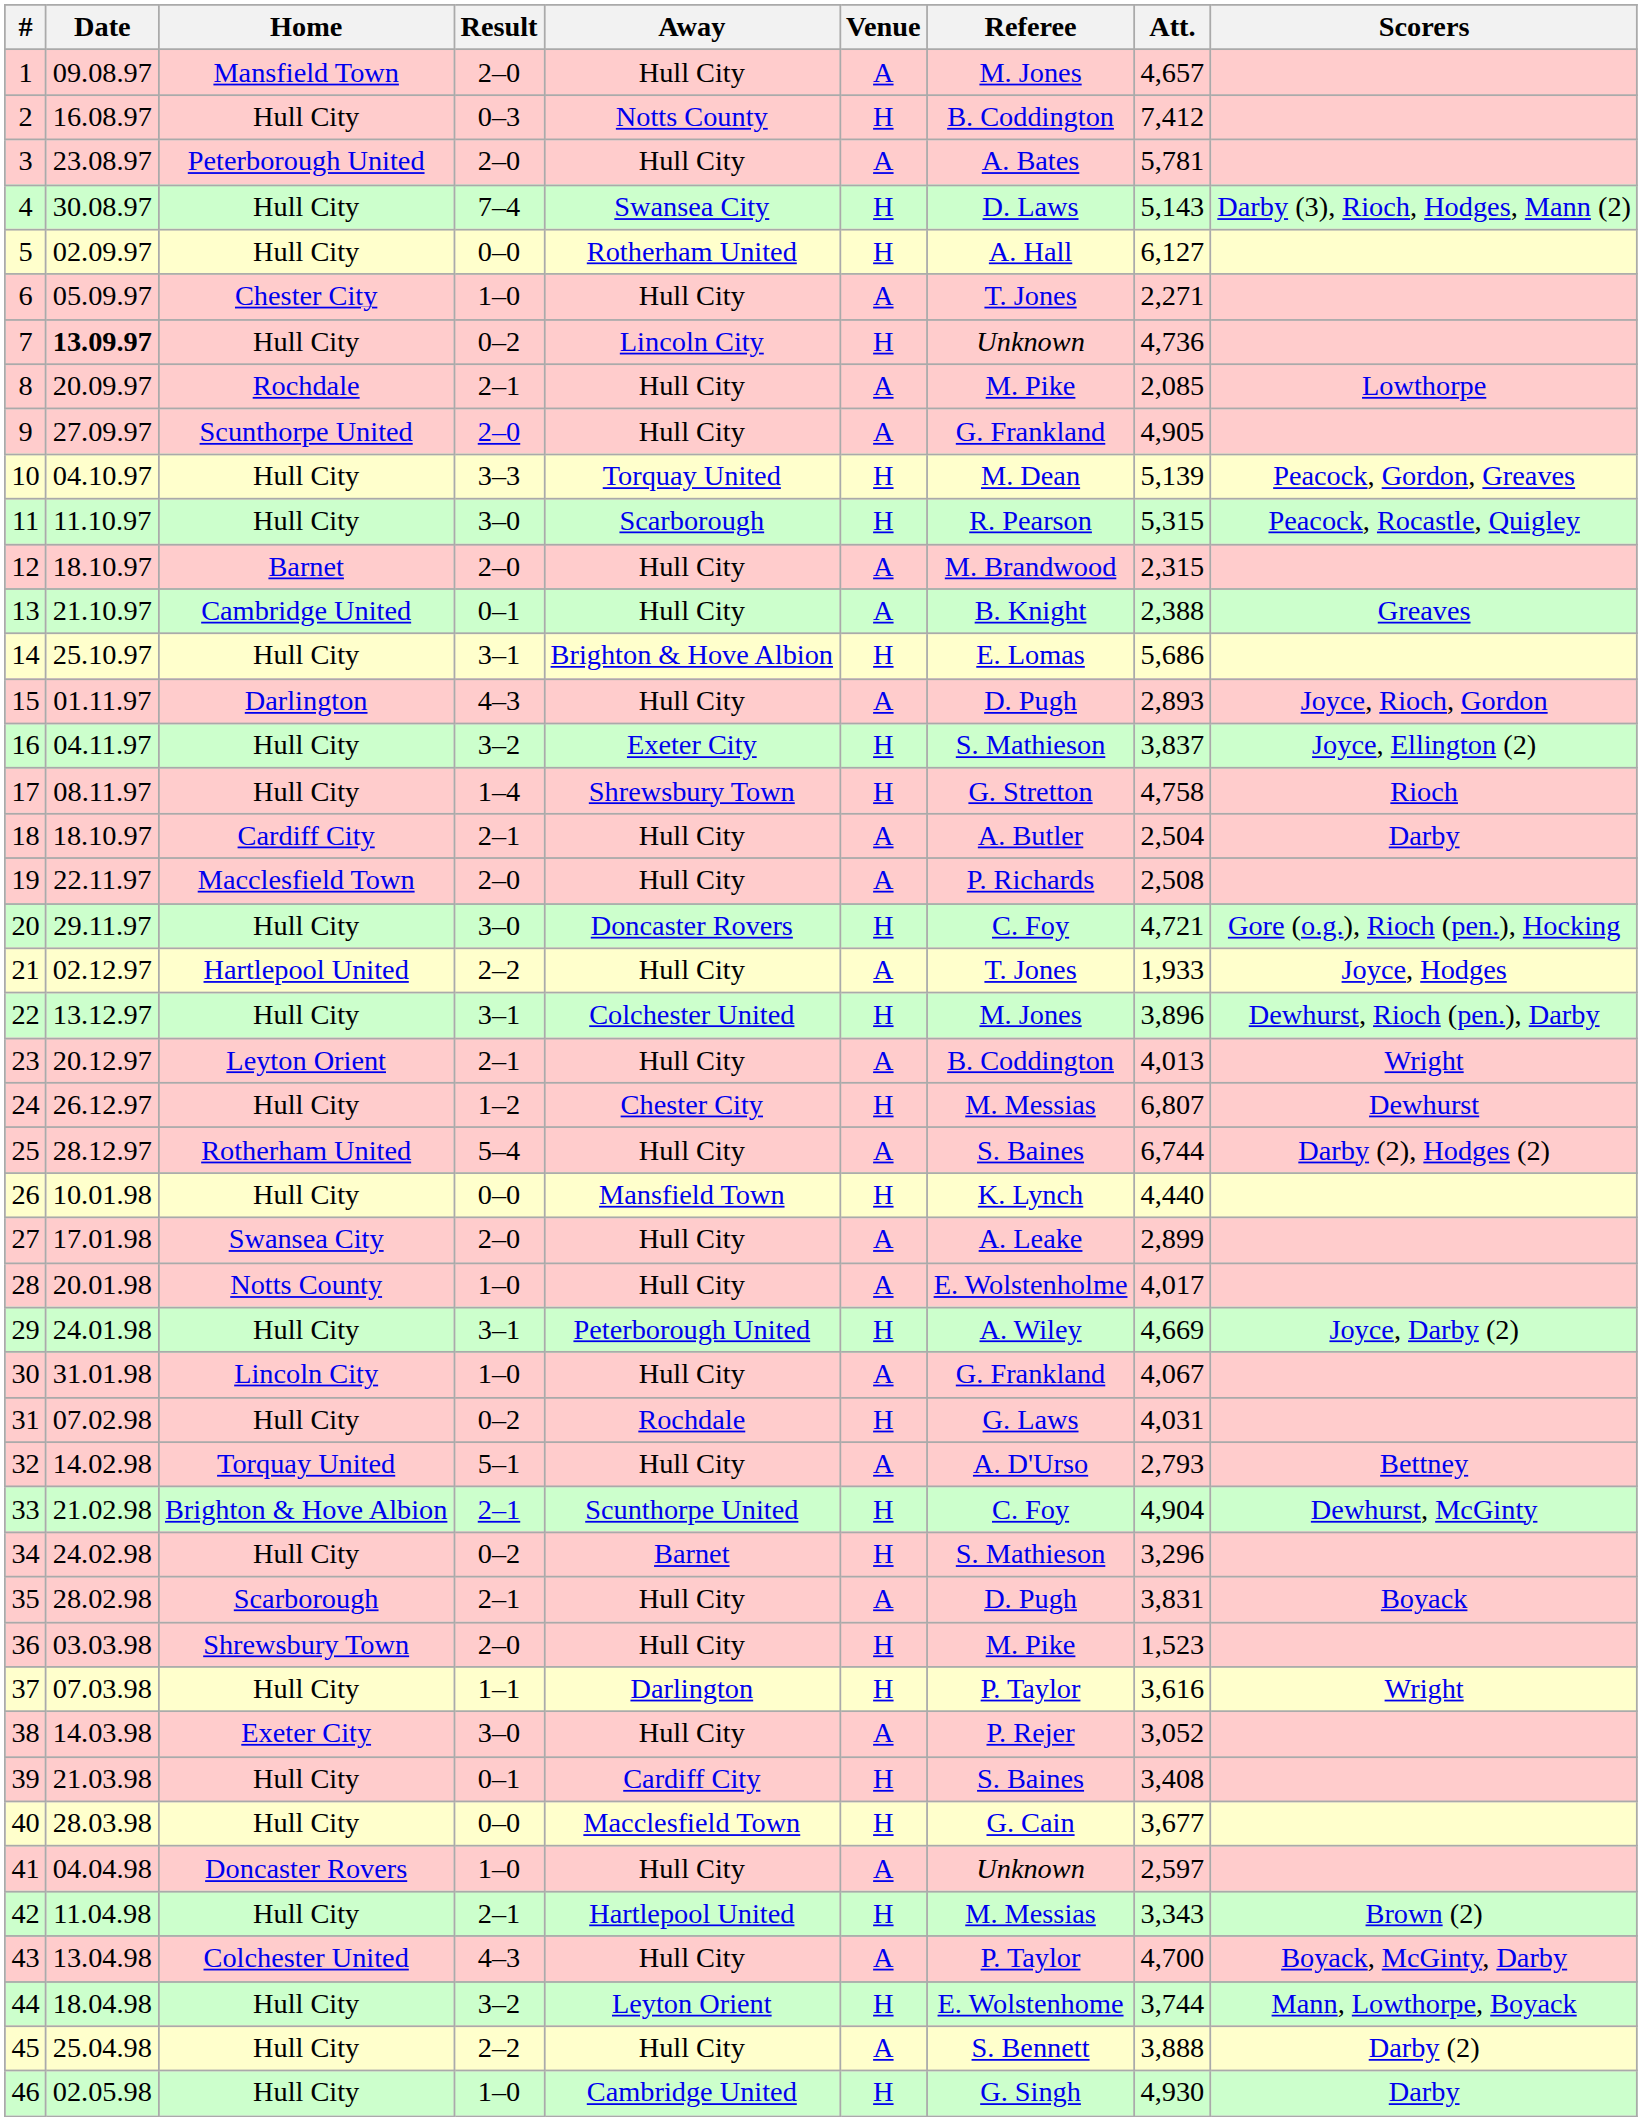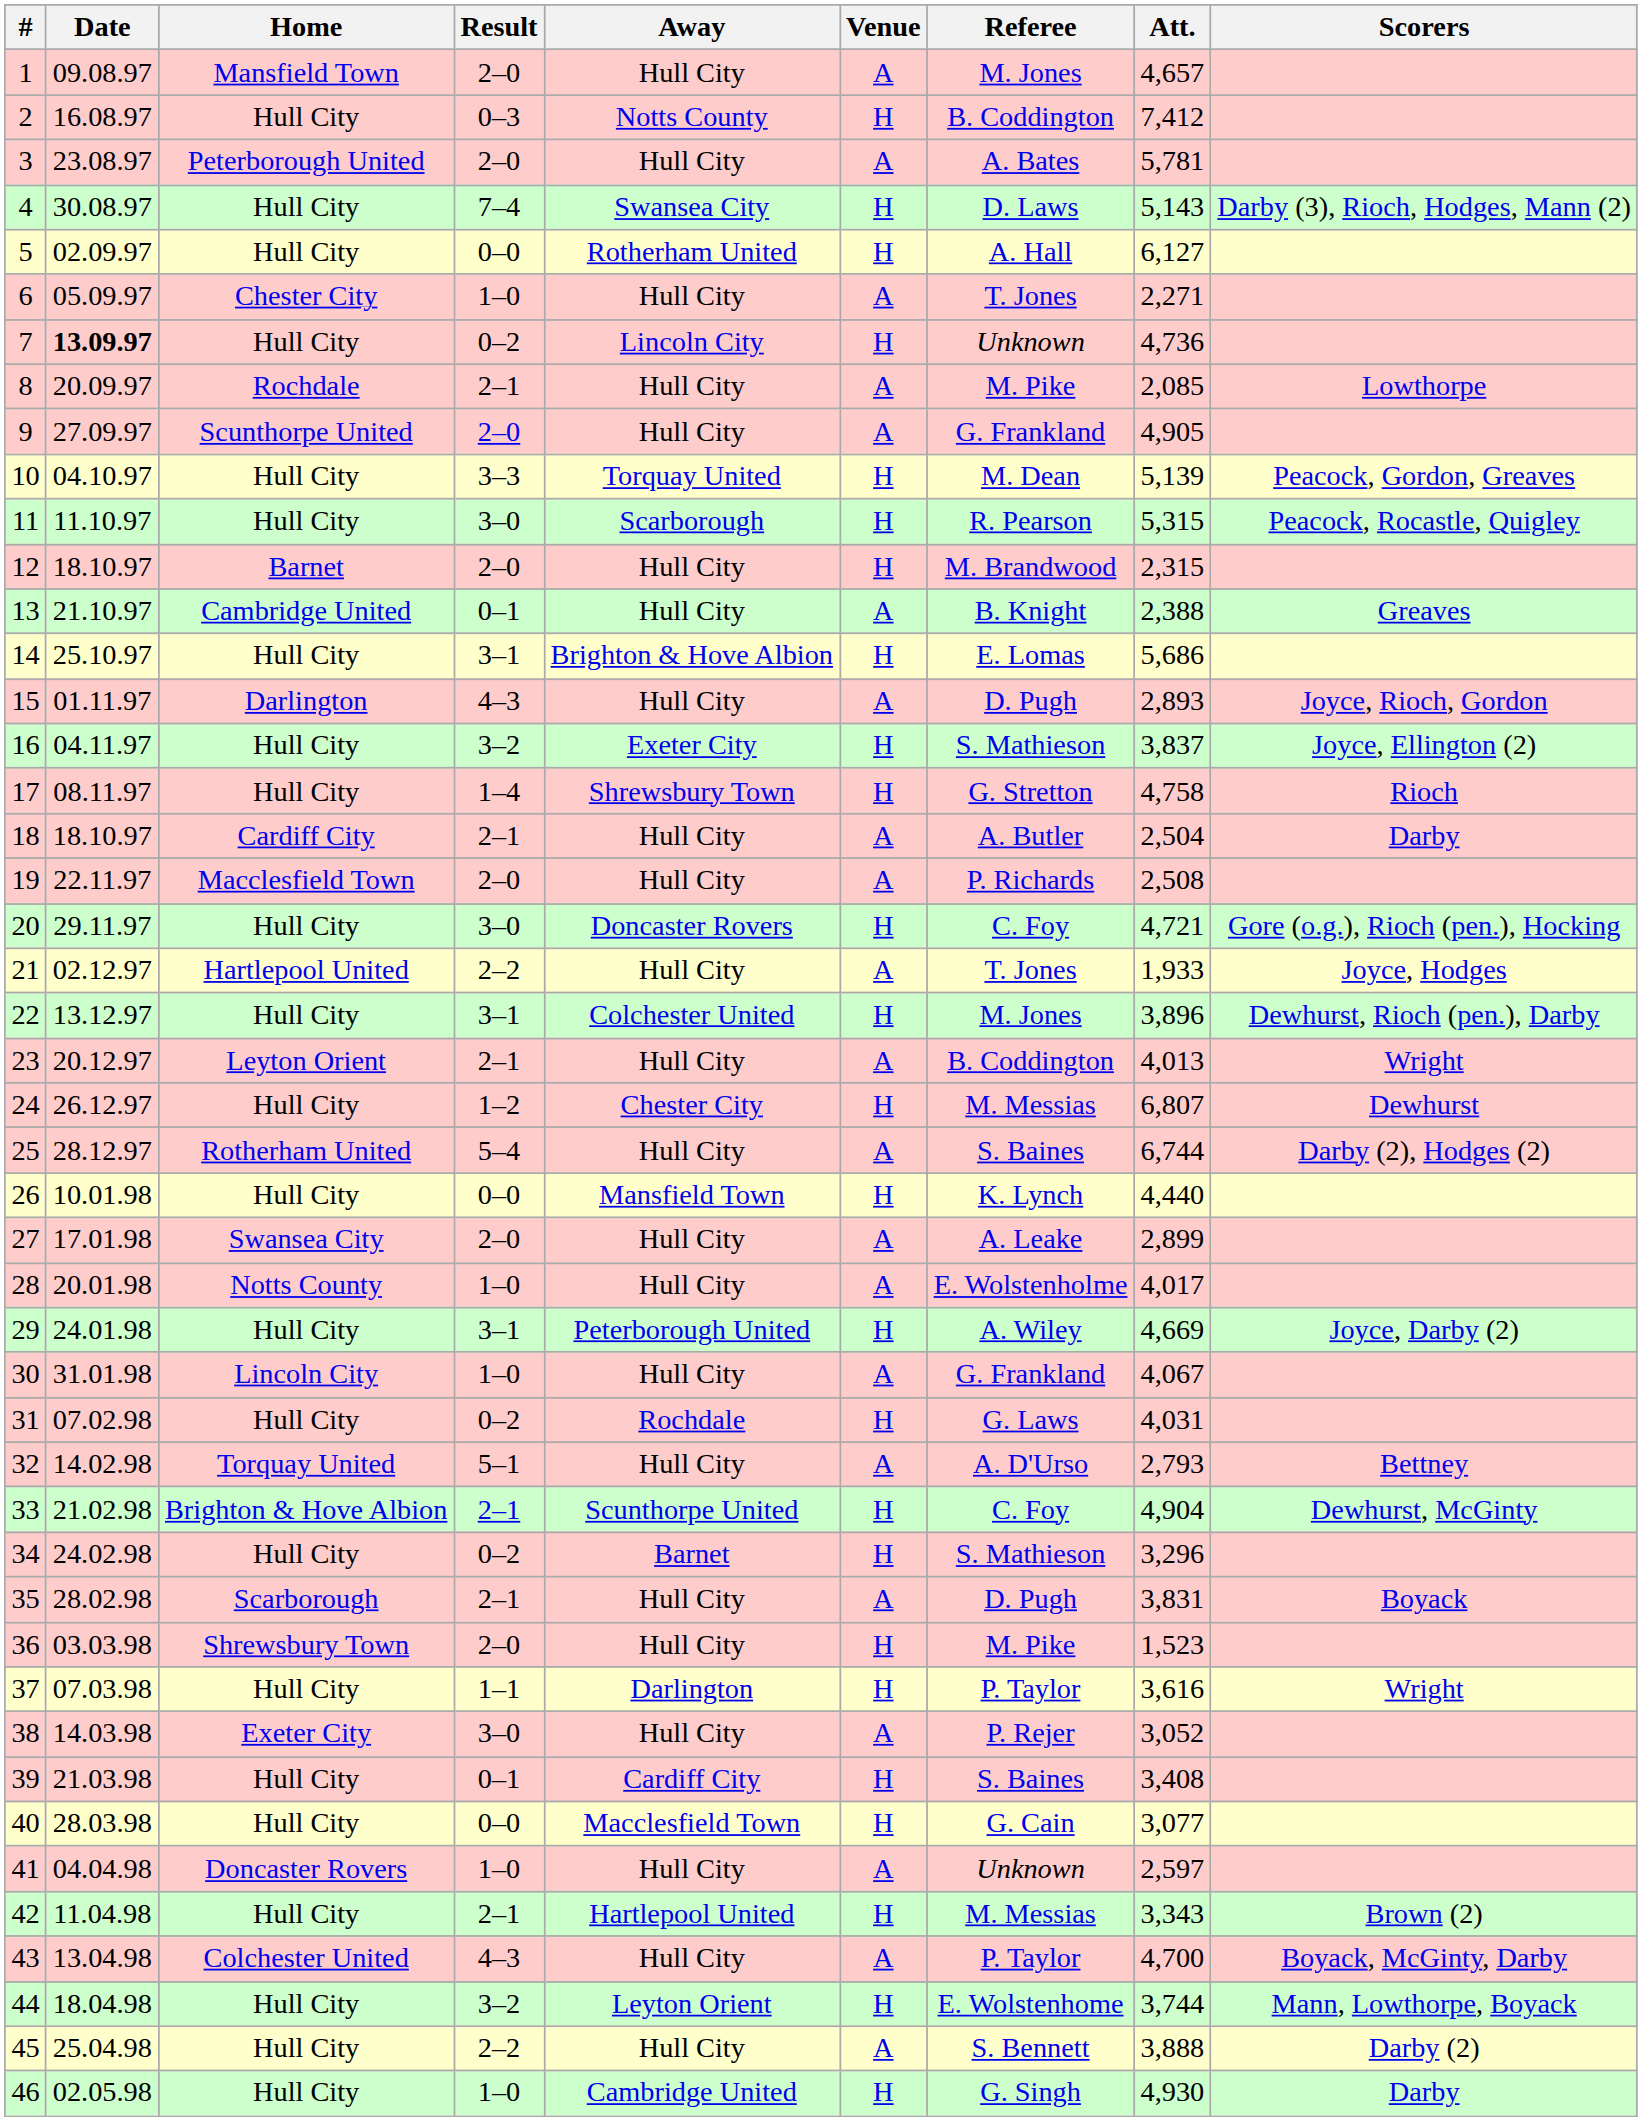(883, 565) A -> (883, 565) H
(1172, 1823) 3,677 -> (1172, 1823) 3,077
